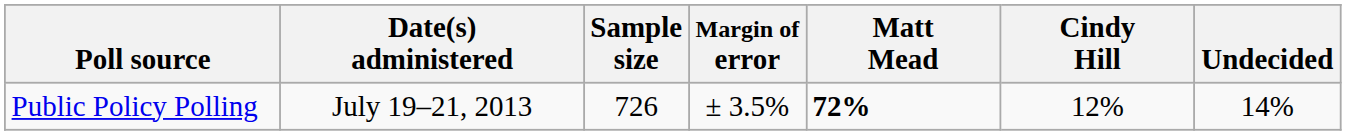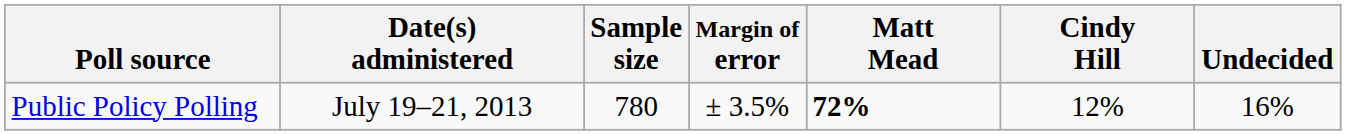(636, 105) 726 -> (636, 105) 780
(1267, 105) 14% -> (1267, 105) 16%
